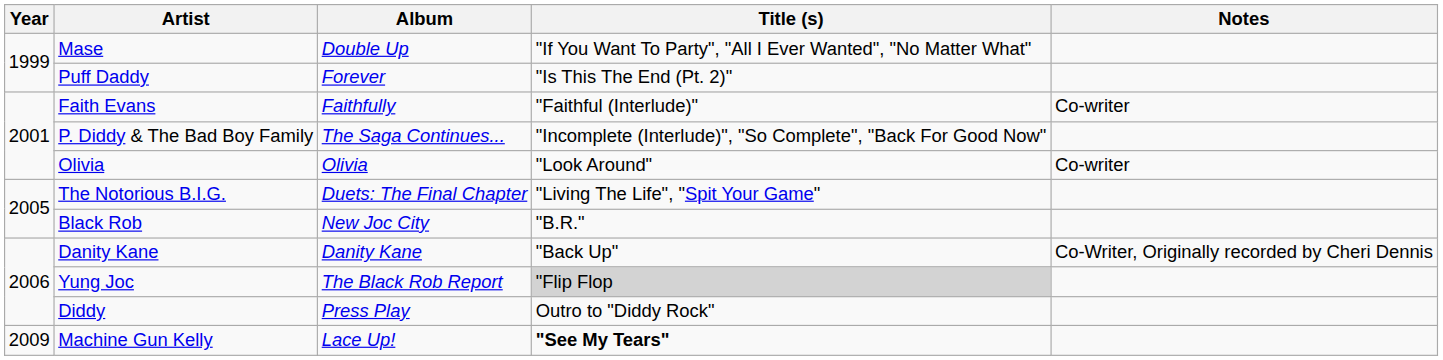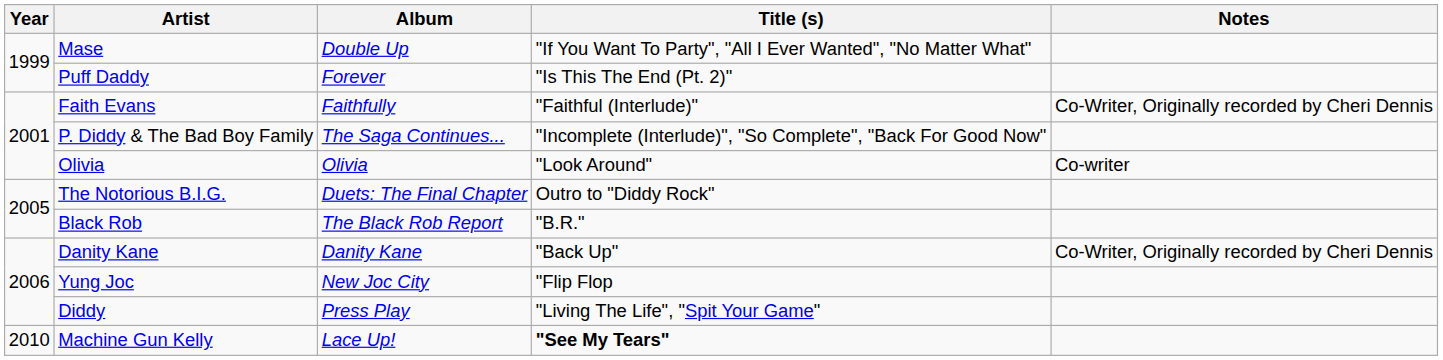(1092, 106) Co-writer -> (1244, 106) Co-Writer, Originally recorded by Cheri Dennis
(678, 194) "Living The Life", "Spit Your Game" -> (625, 194) Outro to "Diddy Rock"
(375, 223) New Joc City -> (412, 223) The Black Rob Report
(412, 281) The Black Rob Report -> (375, 281) New Joc City
(574, 281) lightgrey background -> (574, 281) no background
(625, 310) Outro to "Diddy Rock" -> (678, 310) "Living The Life", "Spit Your Game"
(29, 340) 2009 -> (29, 340) 2010
